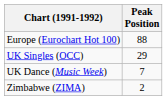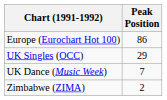(142, 39) 88 -> (142, 39) 86
